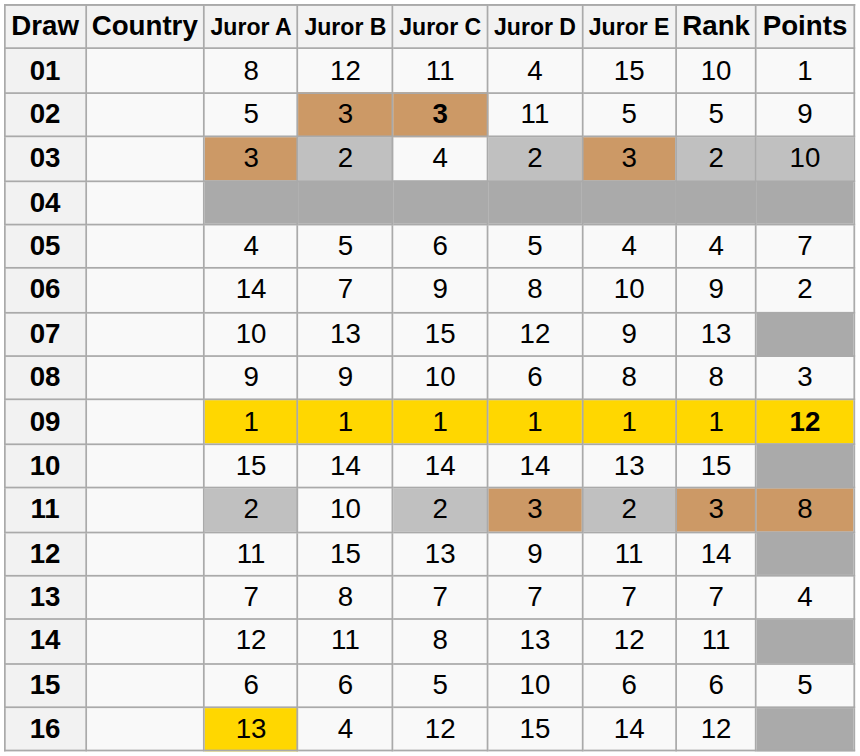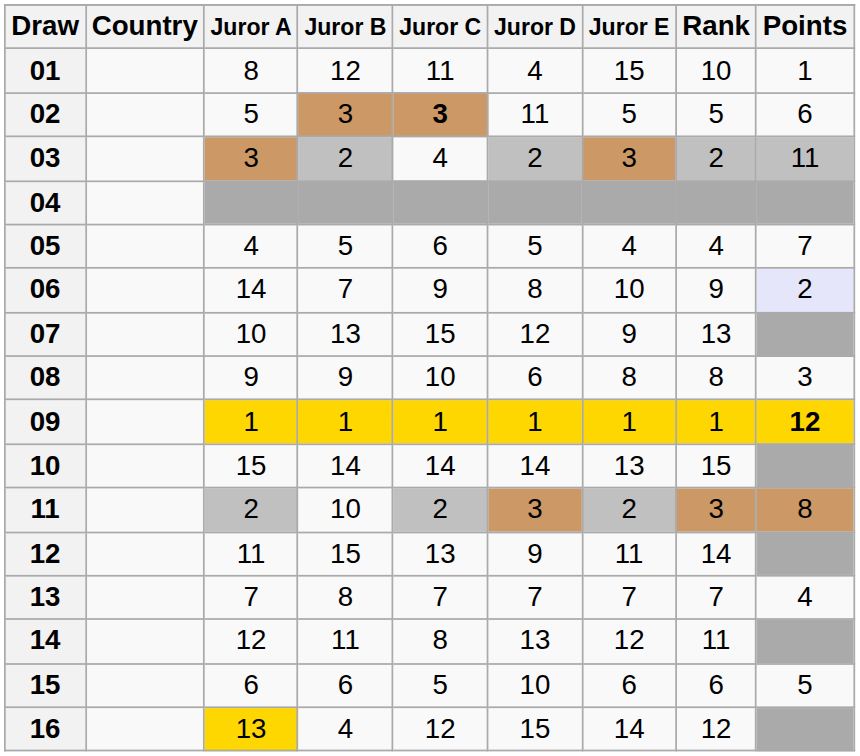(805, 114) 9 -> (805, 114) 6
(805, 158) 10 -> (805, 158) 11
(805, 289) no background -> (805, 289) lavender background
